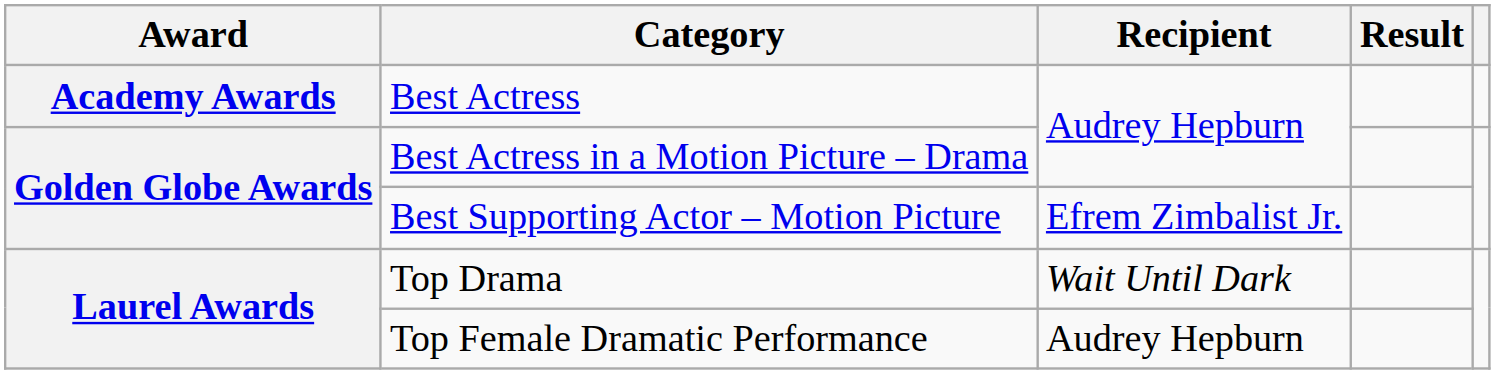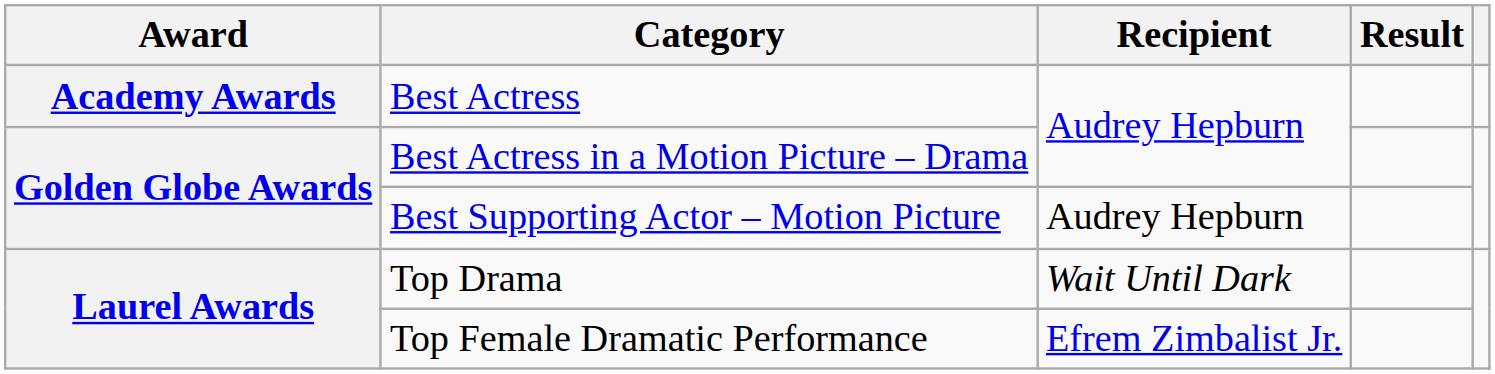(1194, 216) Efrem Zimbalist Jr. -> (1175, 216) Audrey Hepburn
(1175, 338) Audrey Hepburn -> (1194, 338) Efrem Zimbalist Jr.
